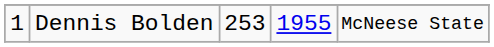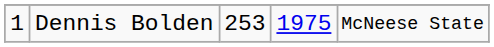(304, 24) 1955 -> (304, 24) 1975
